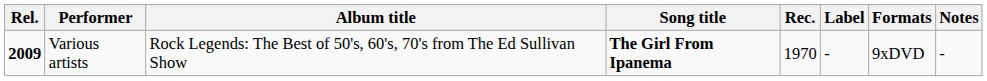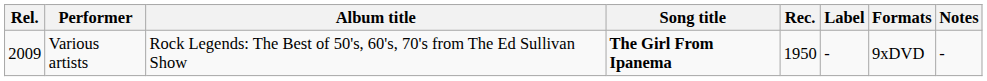(25, 52) bold -> (25, 52) normal
(800, 52) 1970 -> (800, 52) 1950
